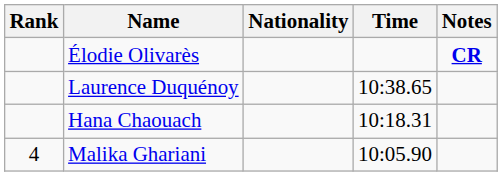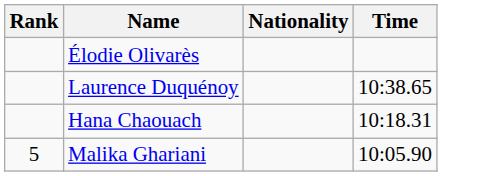- column: (467, 21)
(34, 154) 4 -> (34, 154) 5
